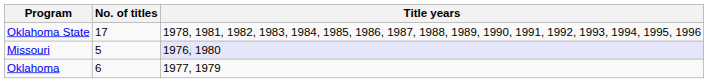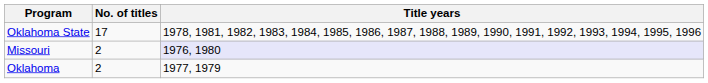(98, 50) 5 -> (98, 50) 2
(98, 68) 6 -> (98, 68) 2
